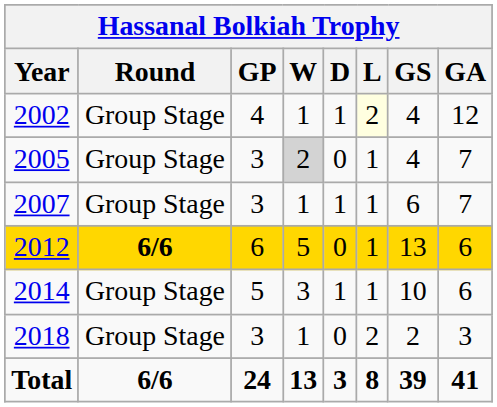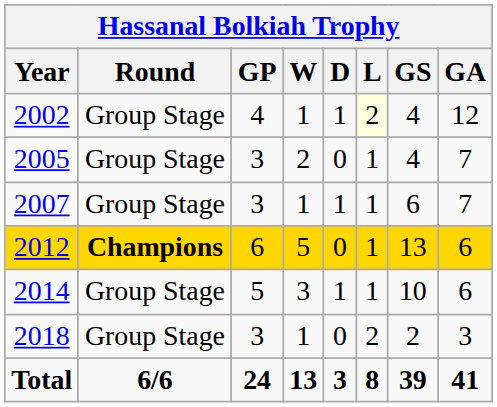(303, 159) lightgrey background -> (303, 159) no background
(155, 247) 6/6 -> (155, 247) Champions
